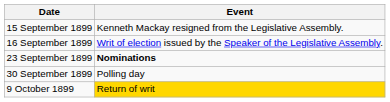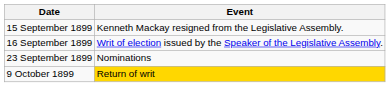(126, 58) bold -> (124, 58) normal
- row: (49, 74)
